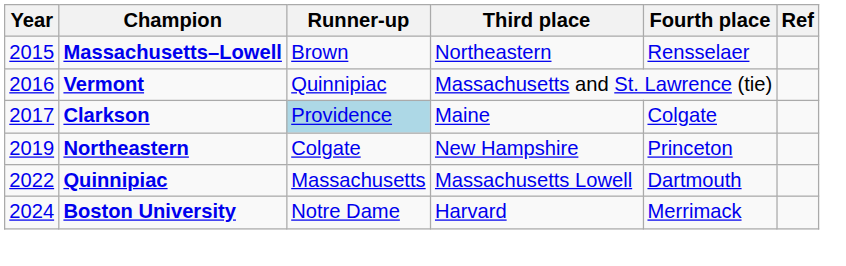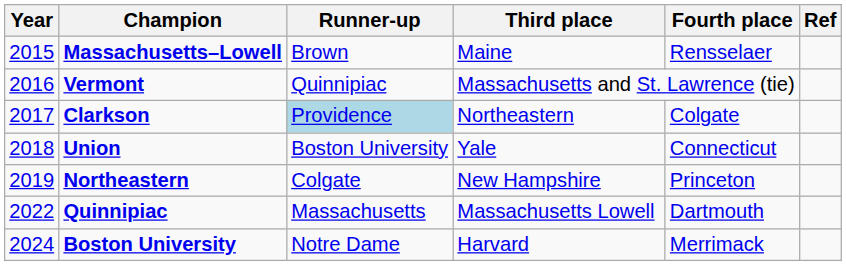(493, 52) Northeastern -> (485, 52) Maine
(462, 116) Maine -> (516, 116) Northeastern
+ row: (92, 148)
